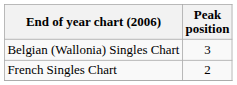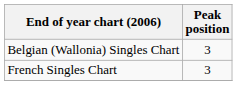(207, 70) 2 -> (207, 70) 3
